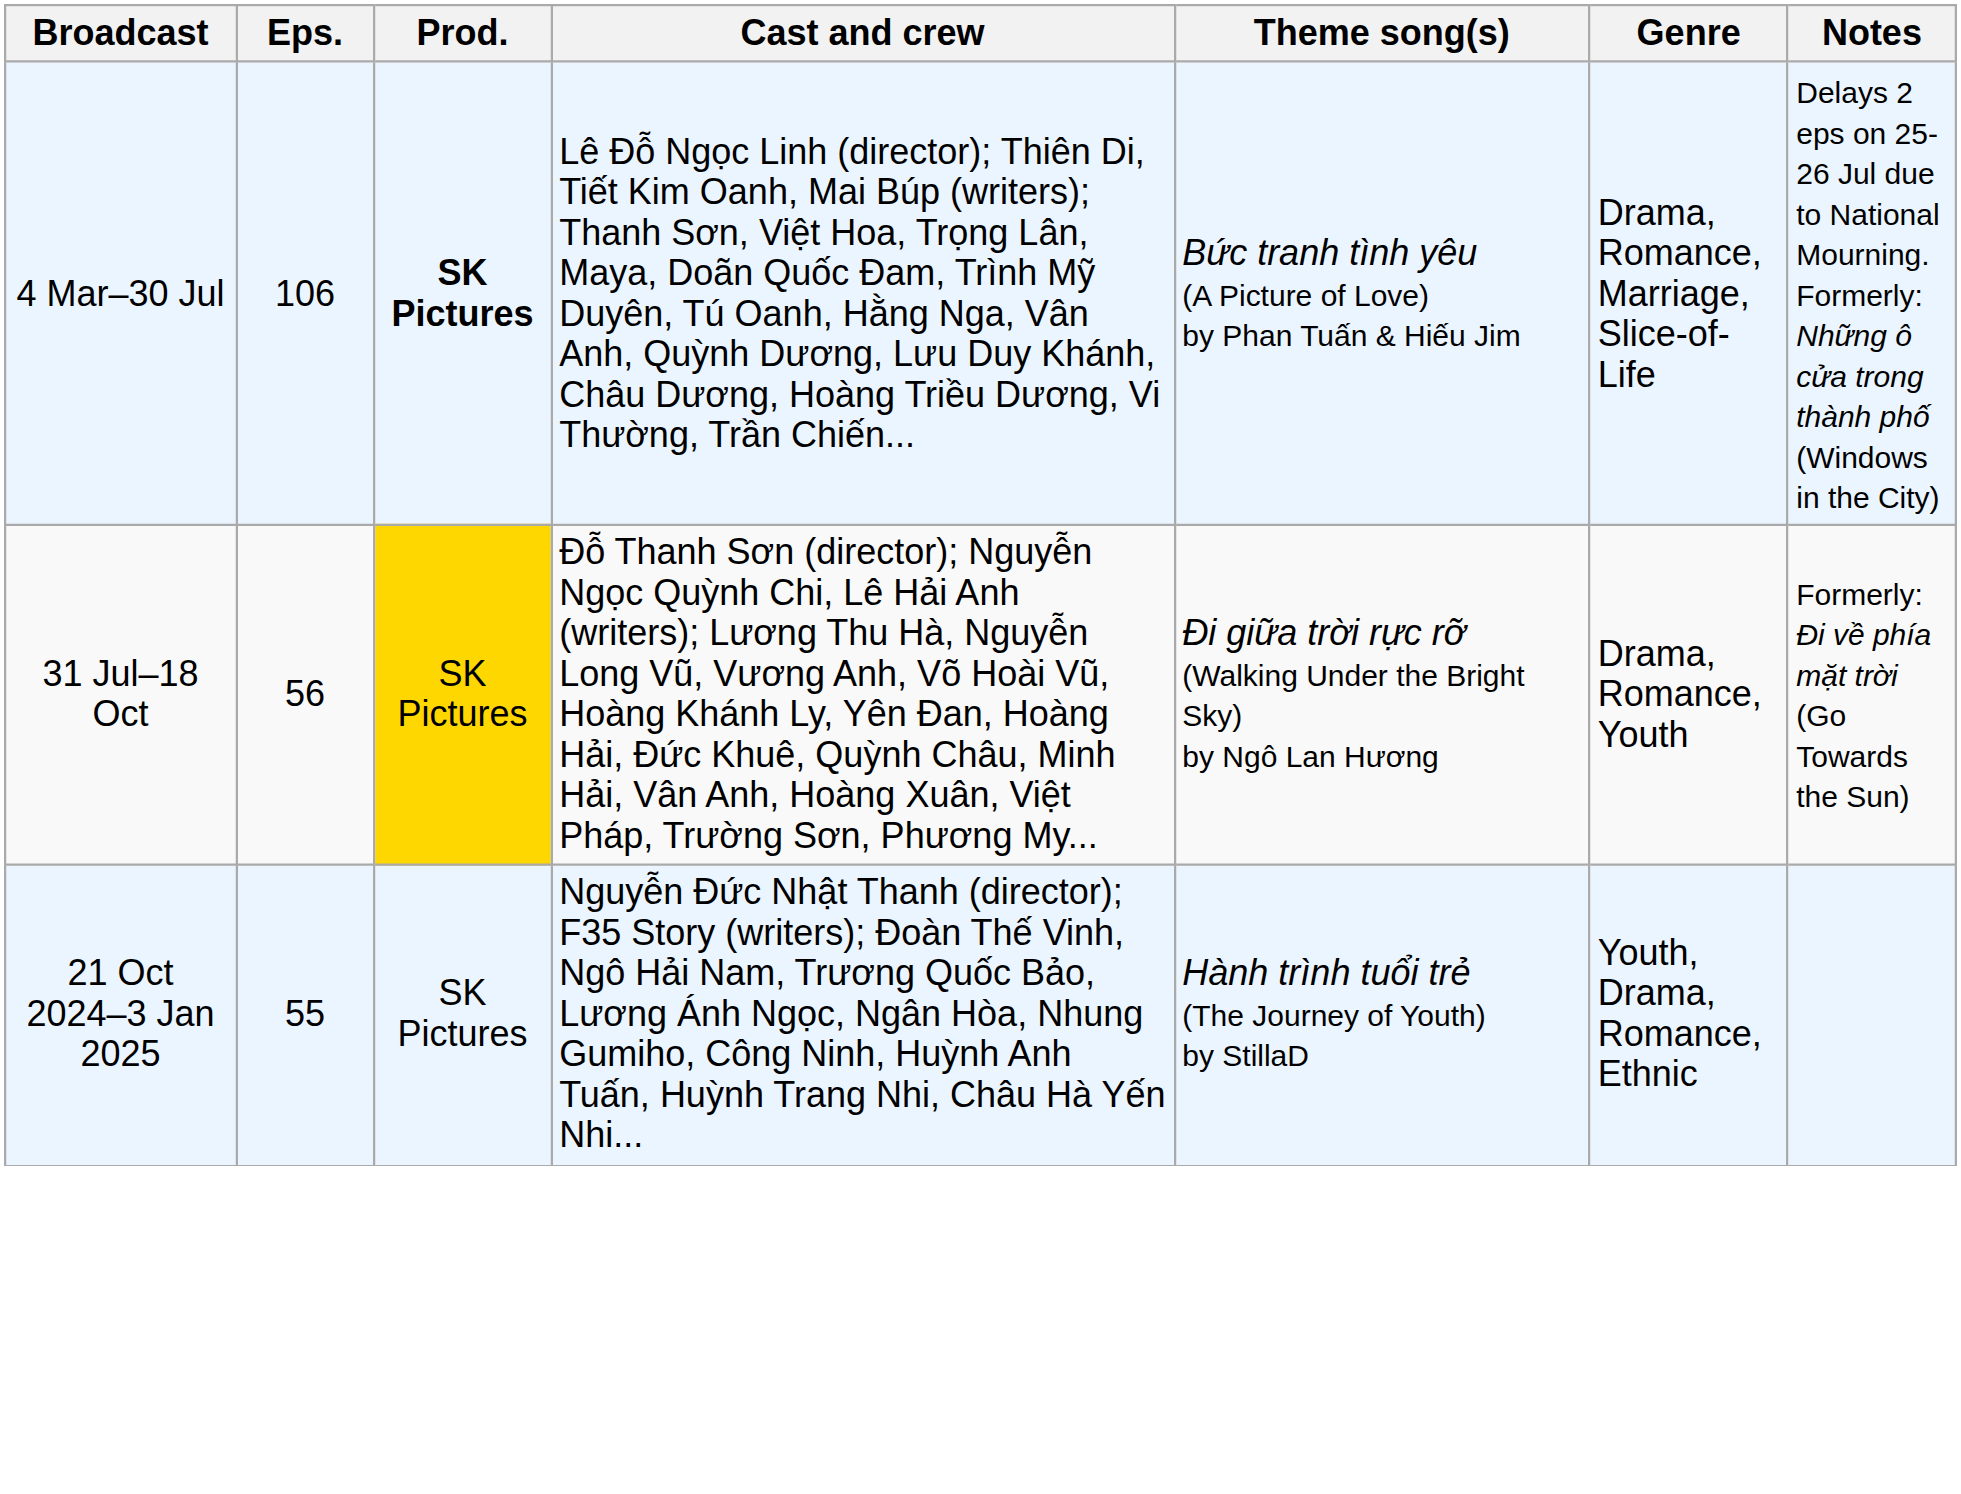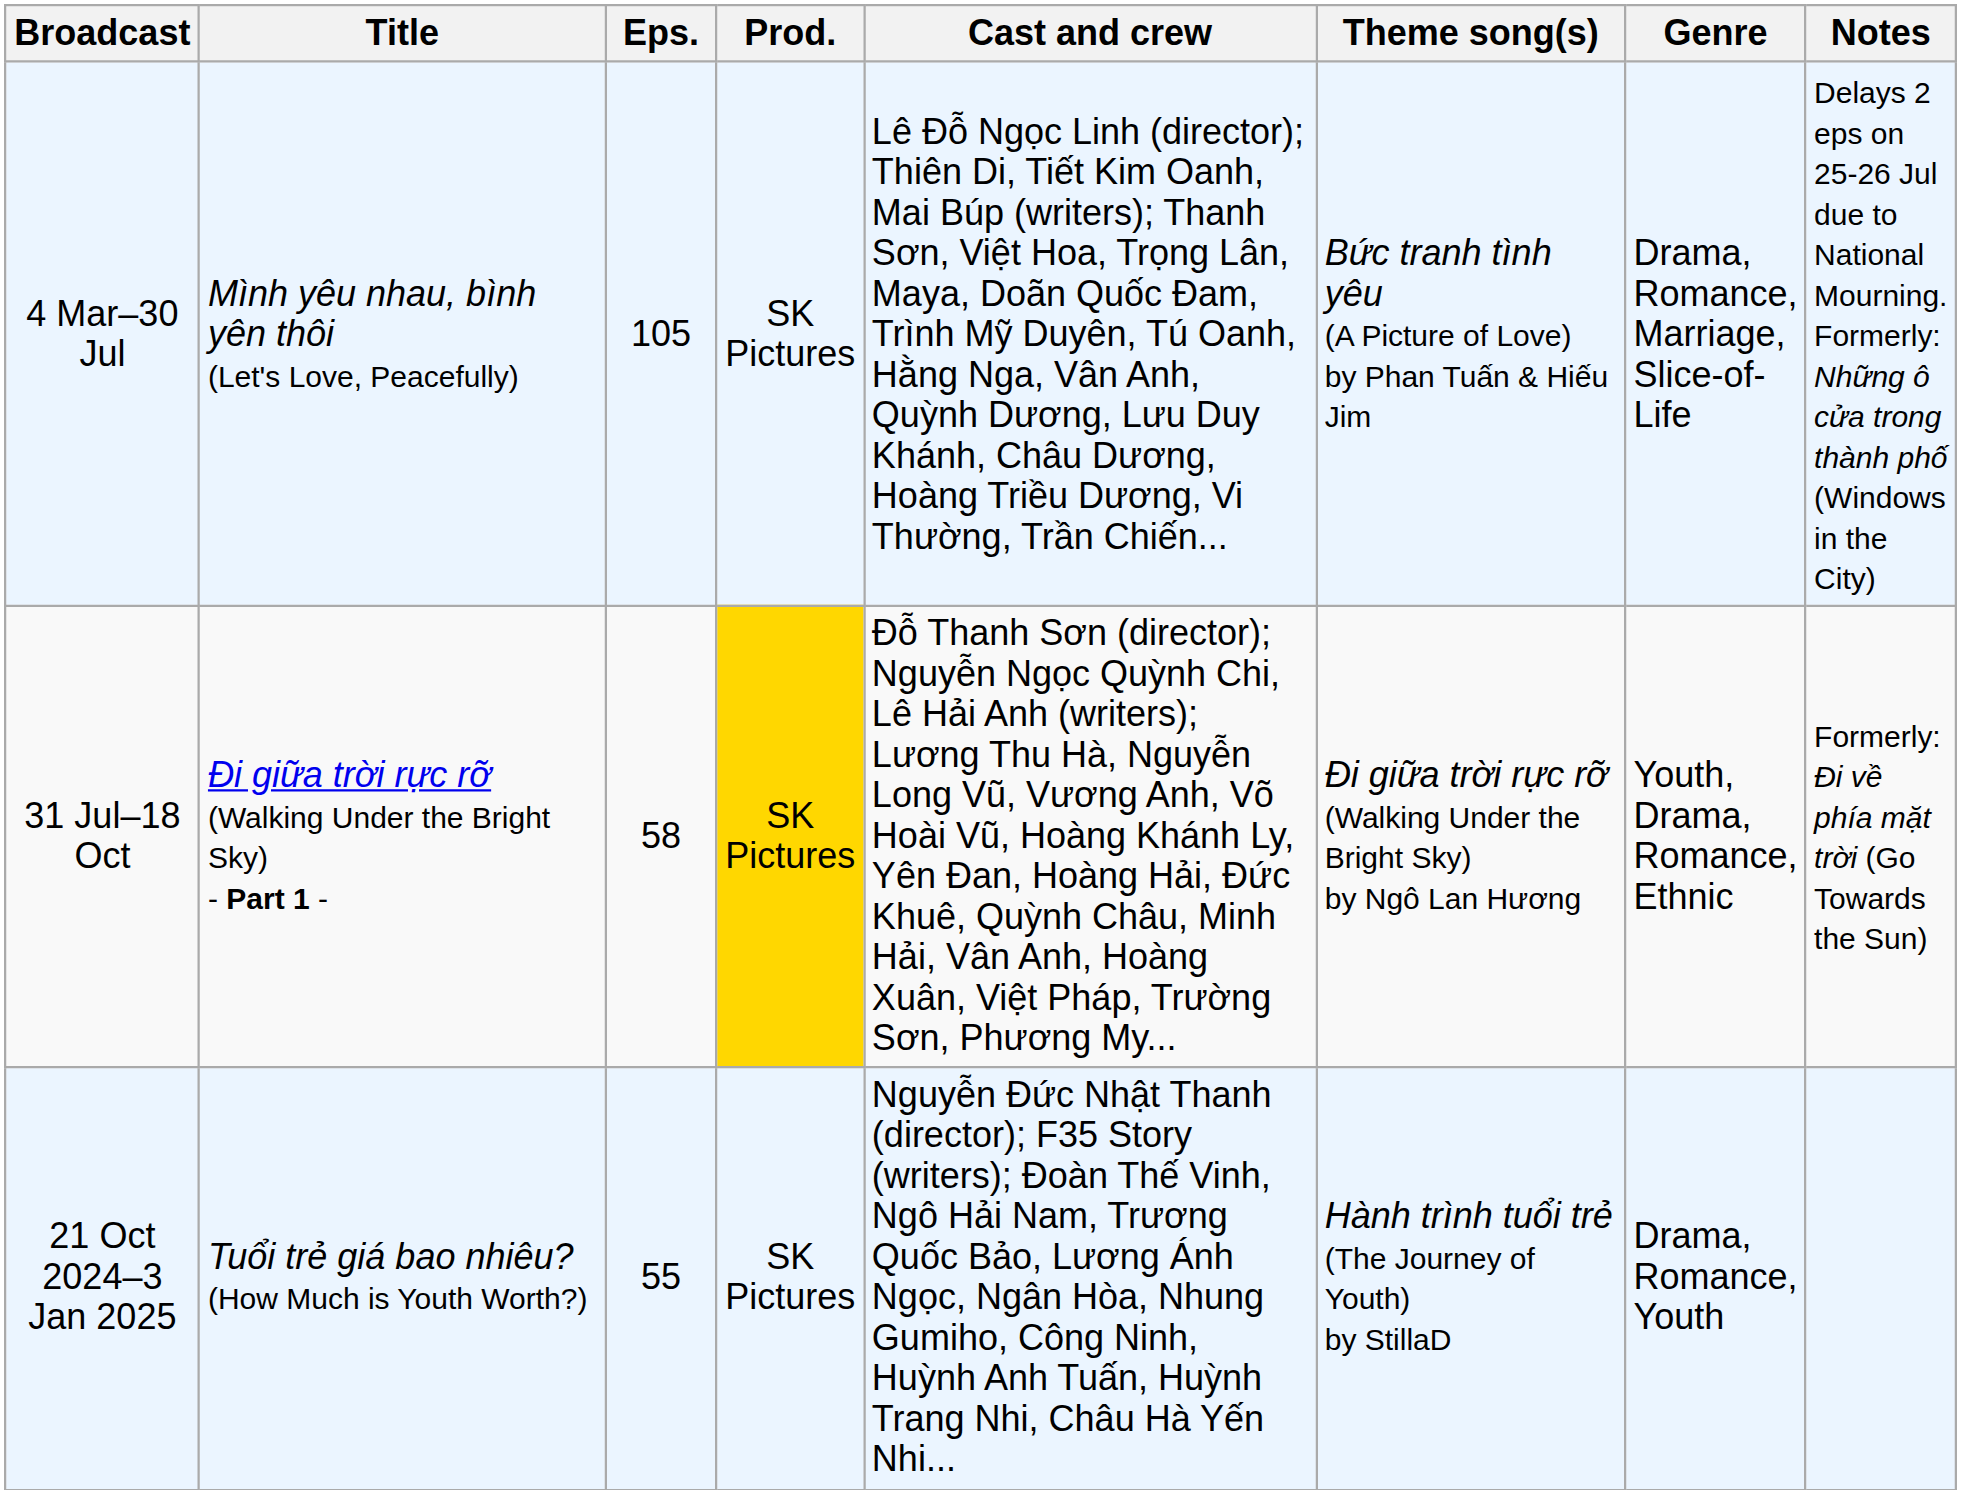+ column: (402, 33)
(305, 292) 106 -> (661, 333) 105
(463, 292) bold -> (790, 333) normal
(305, 693) 56 -> (661, 835) 58
(1680, 693) Drama, Romance, Youth -> (1715, 835) Youth, Drama, Romance, Ethnic
(1680, 1014) Youth, Drama, Romance, Ethnic -> (1715, 1277) Drama, Romance, Youth
